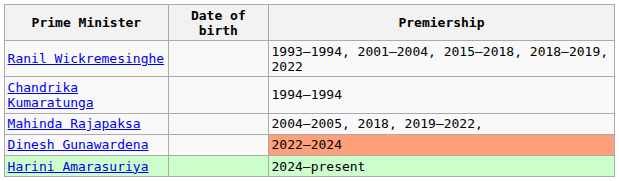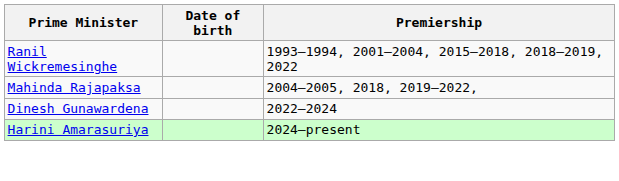- row: (51, 95)
(307, 145) lightsalmon background -> (302, 109) no background
